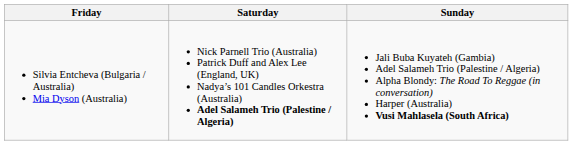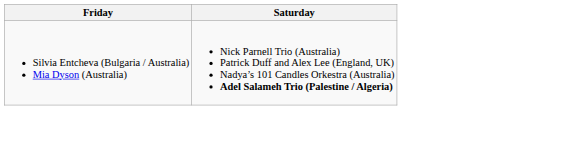- column: (457, 12)
